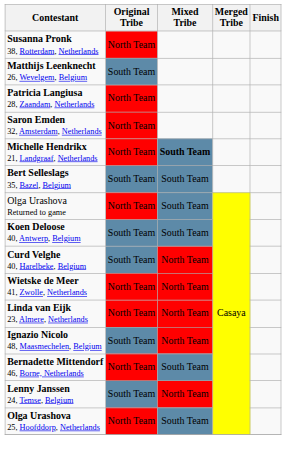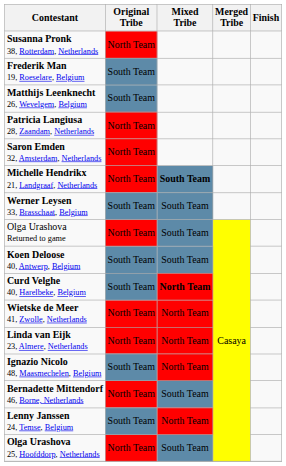+ row: (46, 71)
+ row: (47, 206)
- row: (39, 179)
(185, 259) normal -> (185, 286) bold
